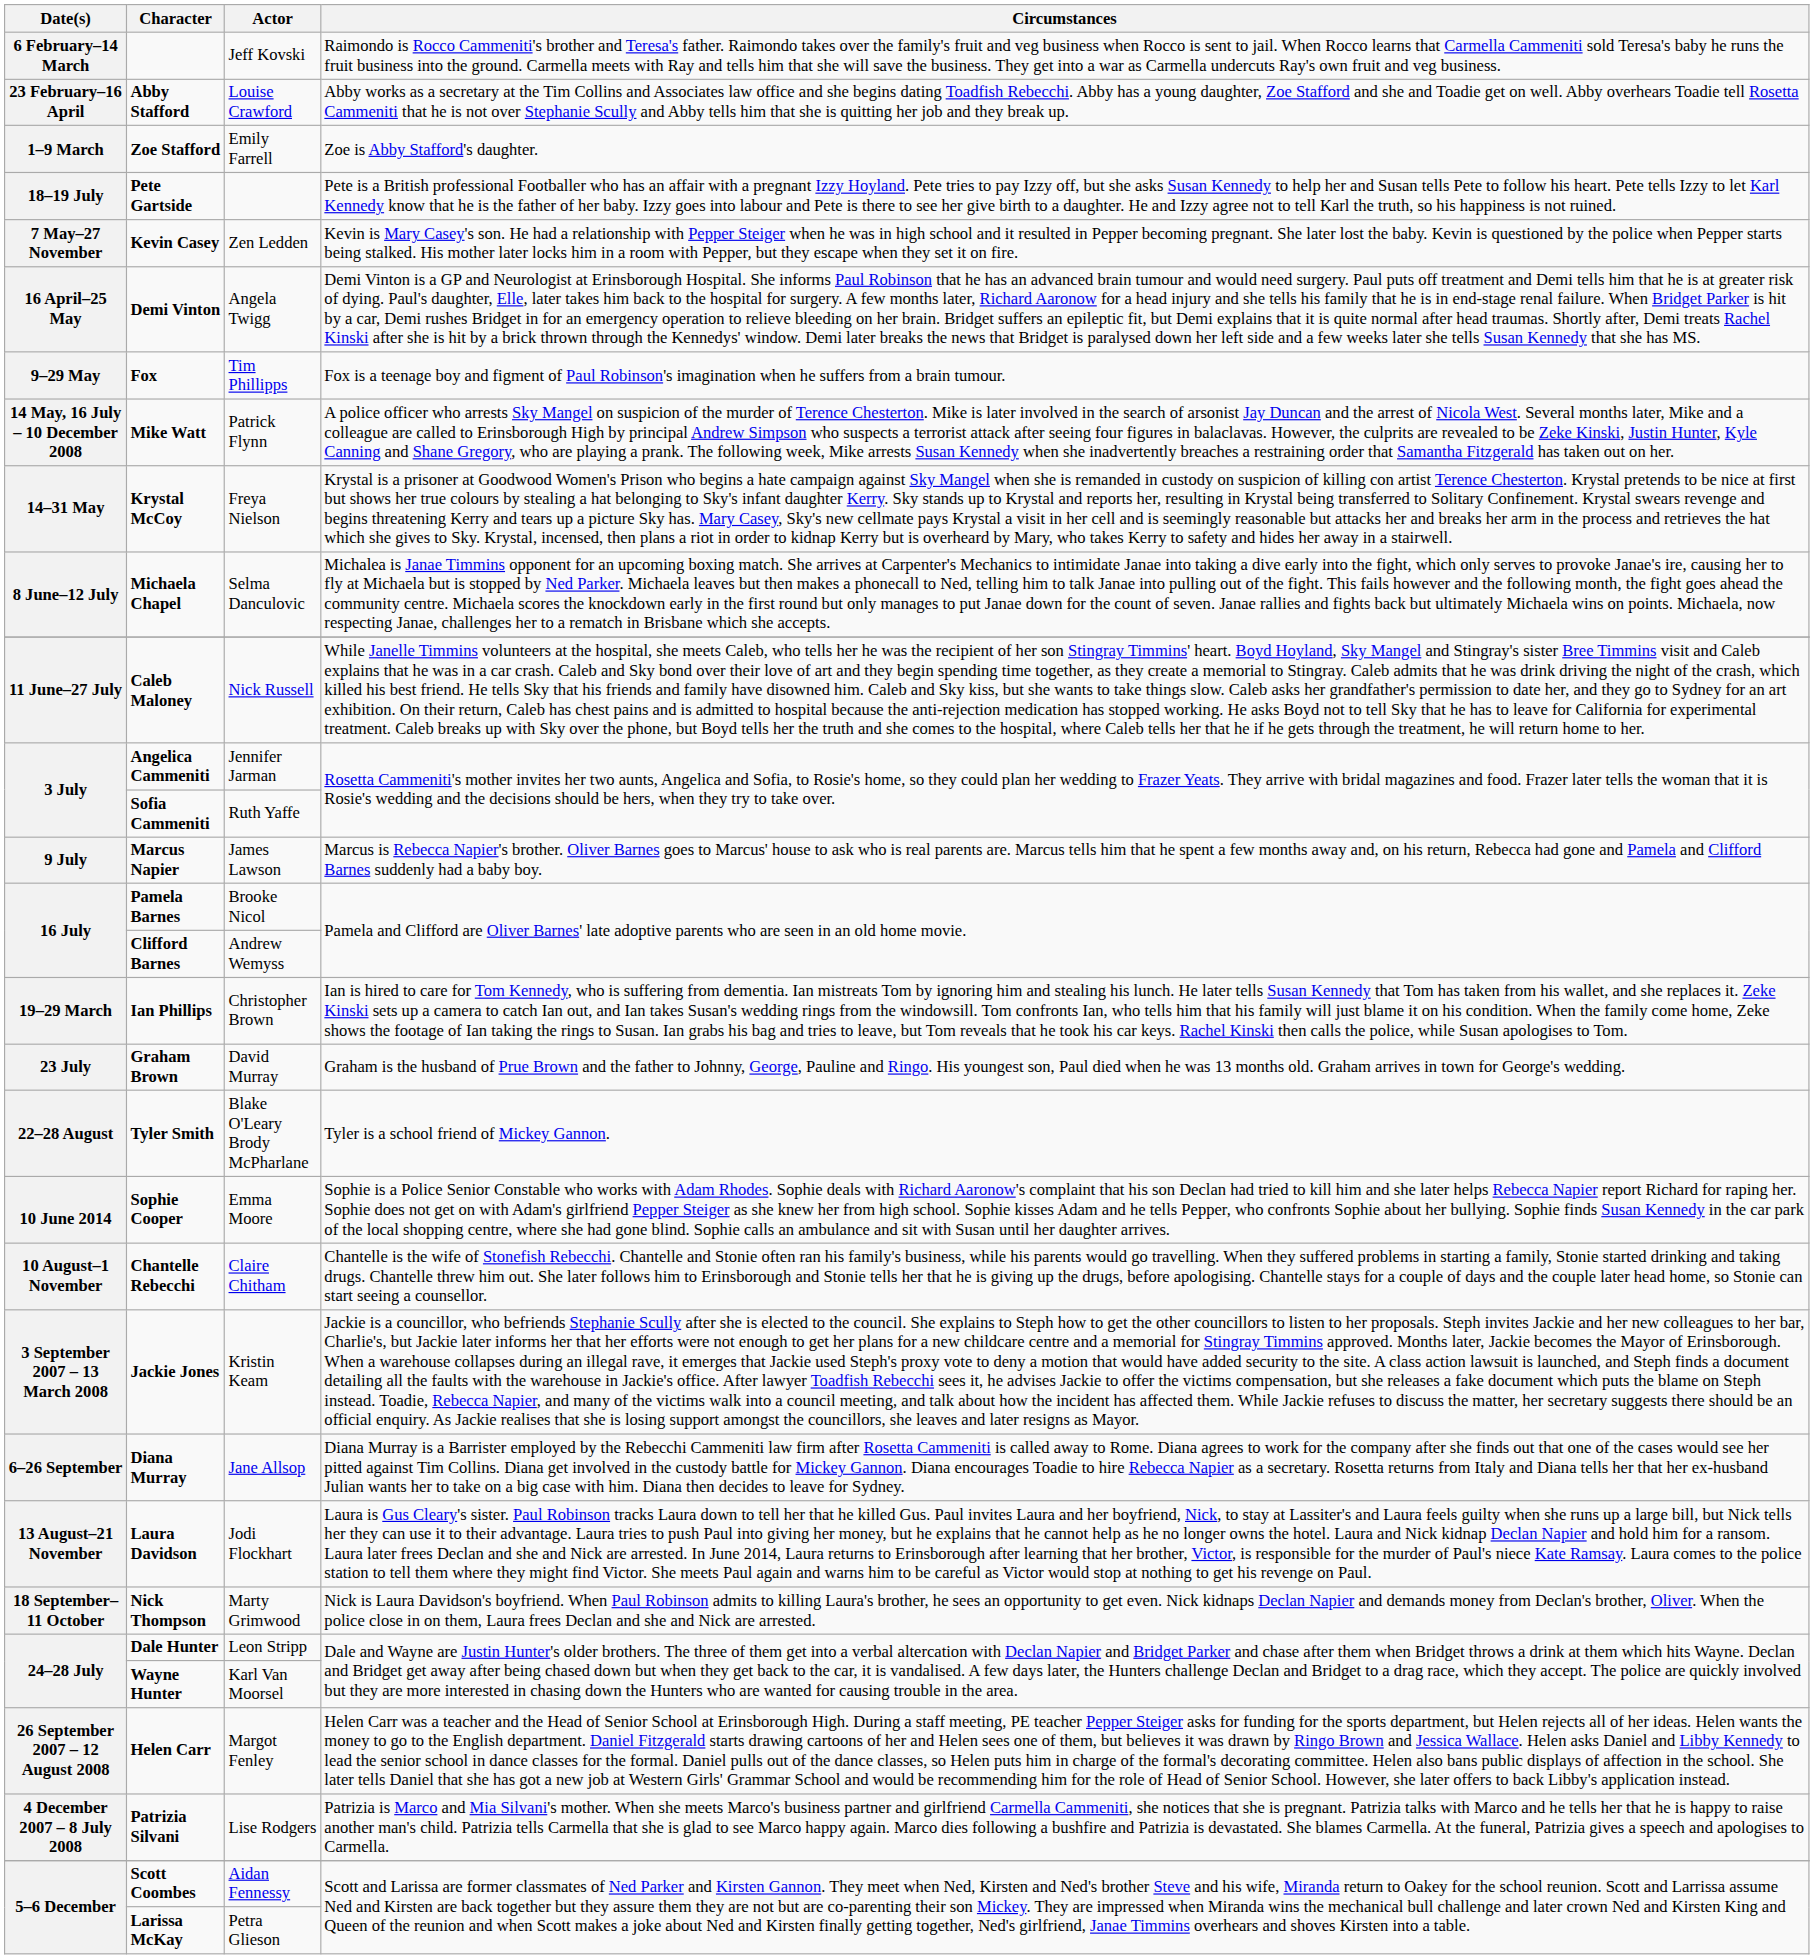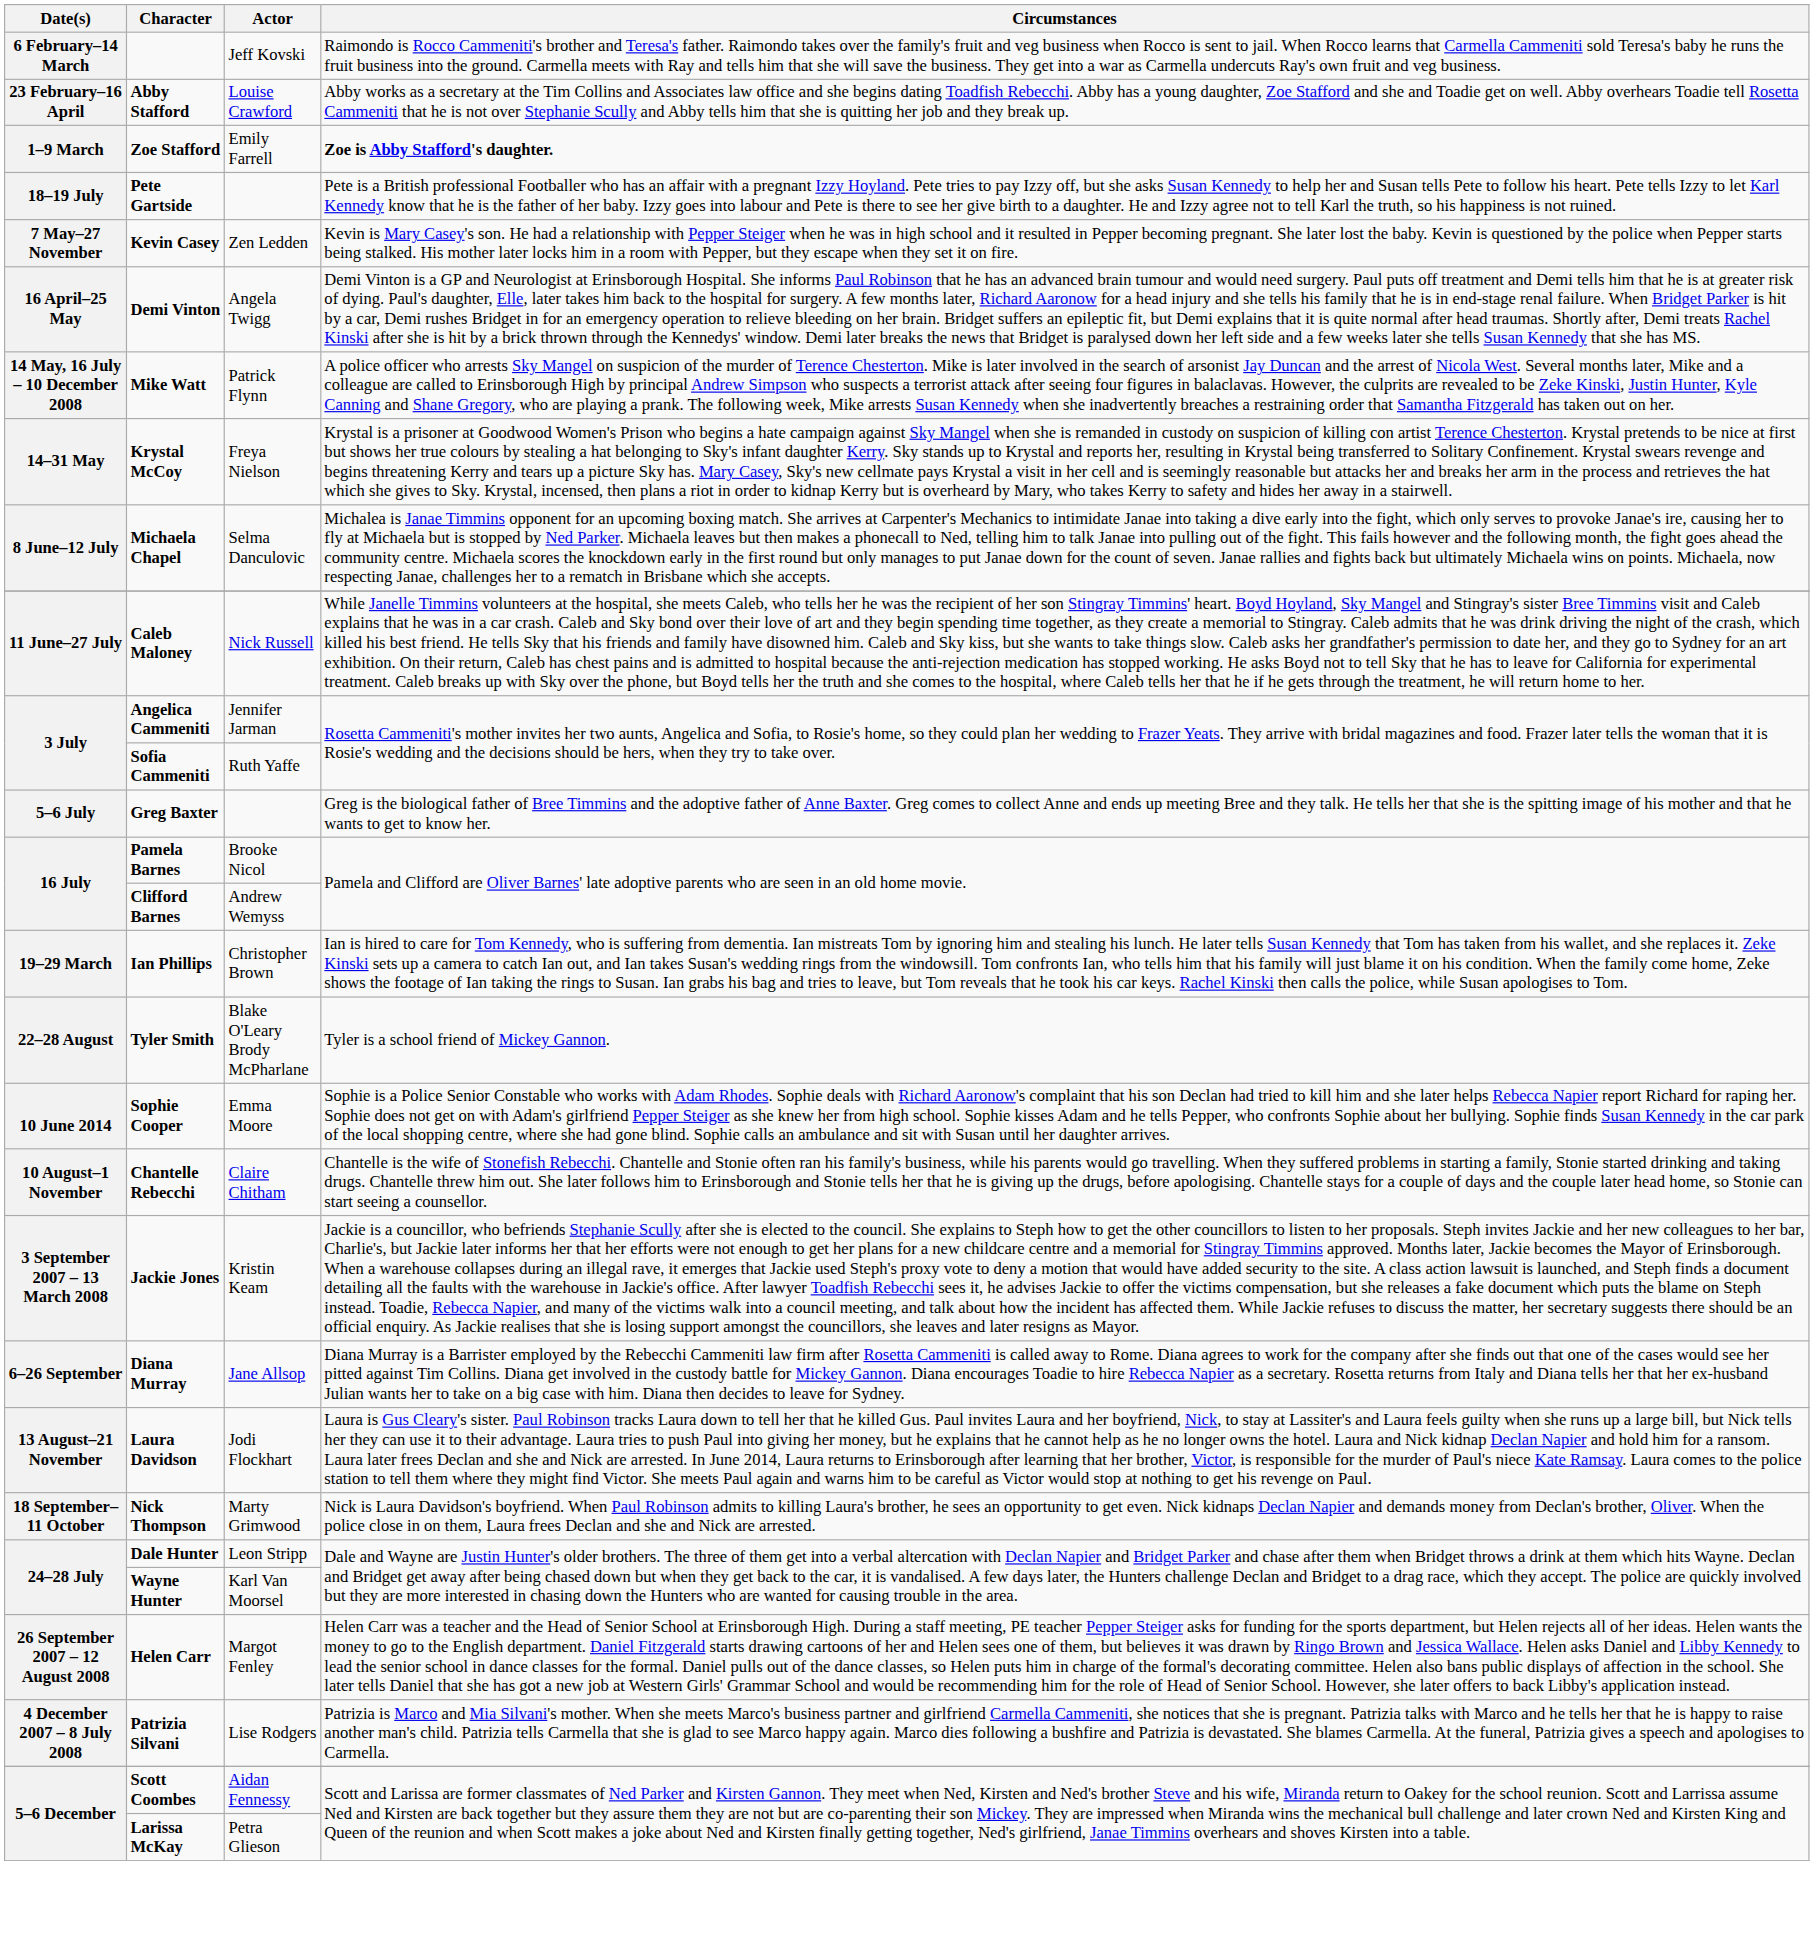(431, 149) normal -> (439, 149) bold
- row: (144, 375)
+ row: (174, 813)
- row: (157, 860)
- row: (160, 1067)
